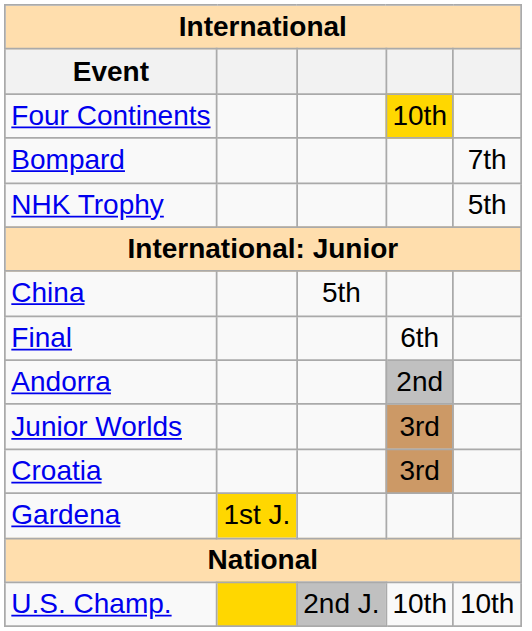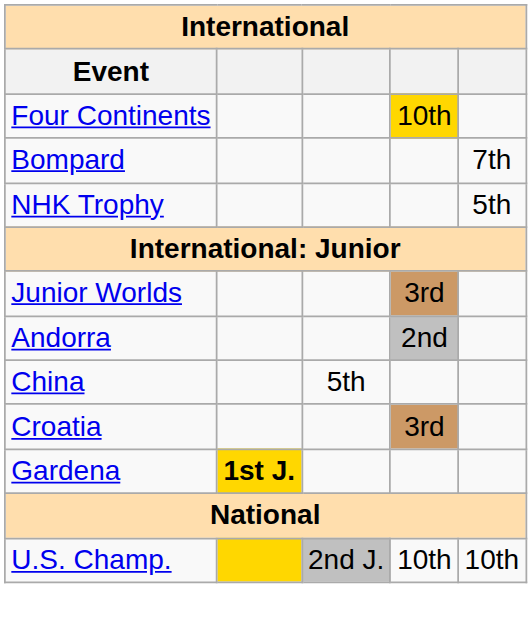rows swapped: (97, 426) <-> (48, 293)
- row: (42, 337)
(257, 515) normal -> (259, 470) bold
